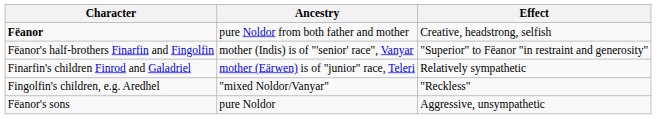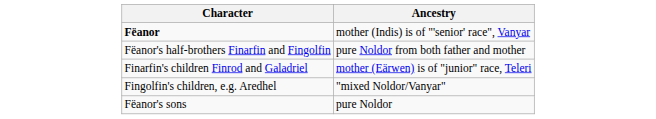- column: (534, 13)
(314, 31) pure Noldor from both father and mother -> (433, 31) mother (Indis) is of "'senior' race", Vanyar
(316, 50) mother (Indis) is of "'senior' race", Vanyar -> (431, 50) pure Noldor from both father and mother
